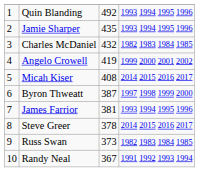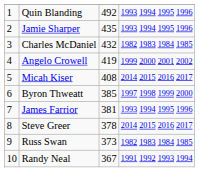(109, 93) 387 -> (109, 93) 385
